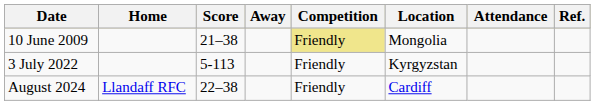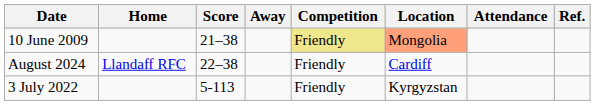(418, 40) no background -> (418, 40) lightsalmon background
rows swapped: (43, 64) <-> (47, 87)
